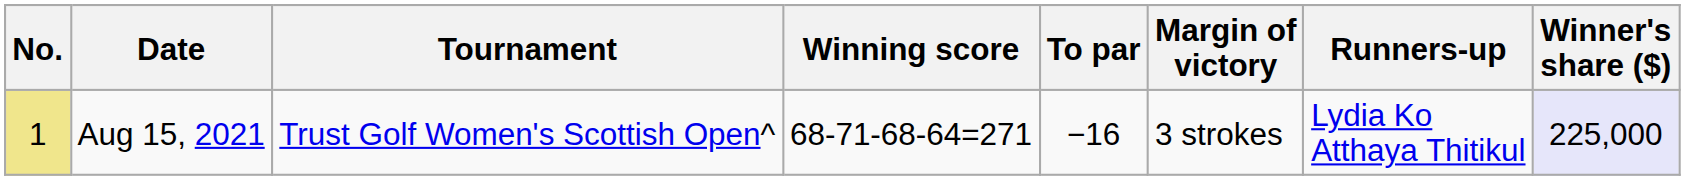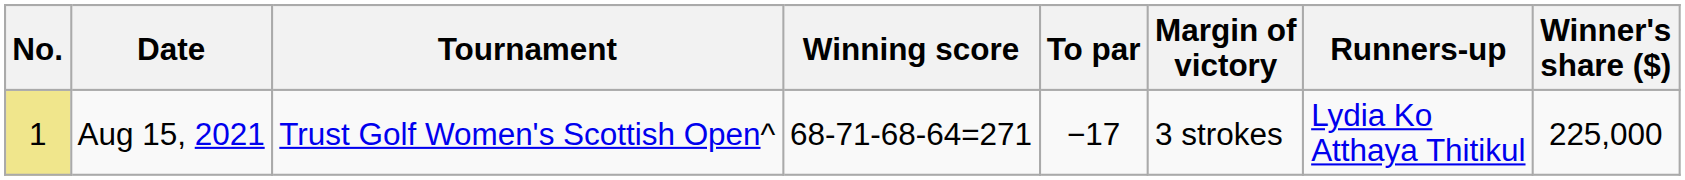(1094, 133) −16 -> (1094, 133) −17
(1606, 133) lavender background -> (1606, 133) no background
